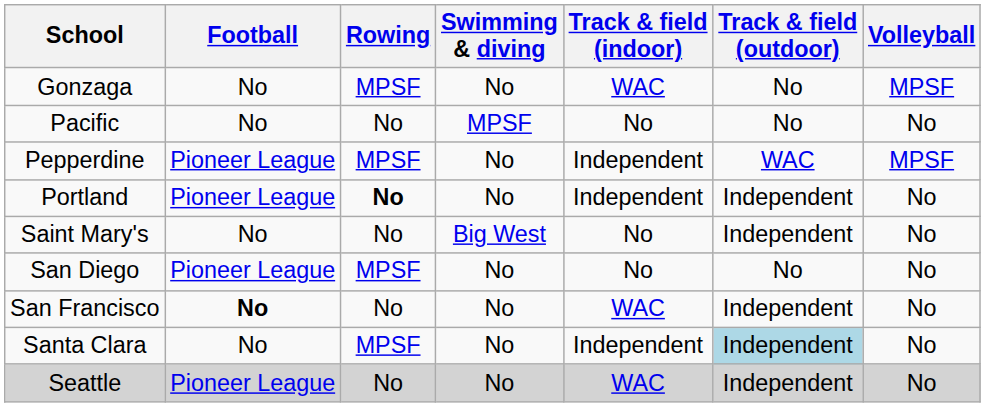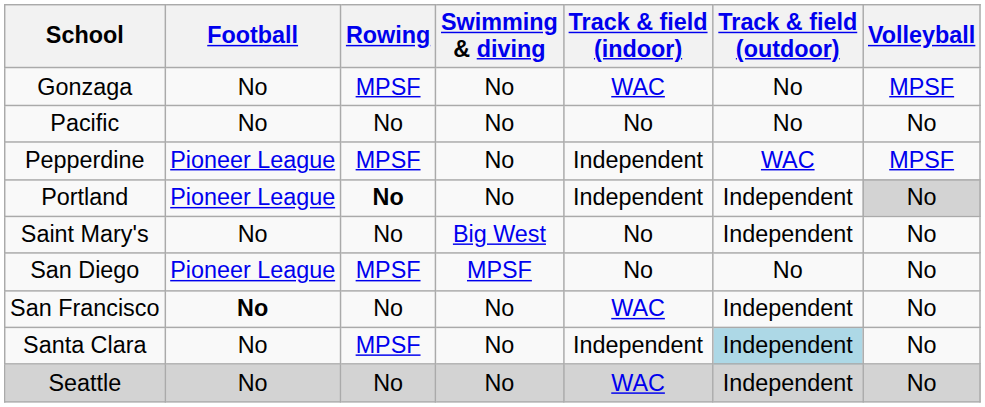(499, 123) MPSF -> (499, 123) No
(922, 197) no background -> (922, 197) lightgrey background
(499, 271) No -> (499, 271) MPSF
(253, 382) Pioneer League -> (253, 382) No
